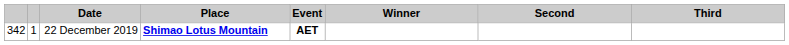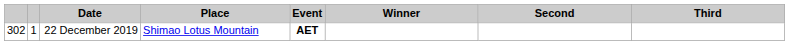(16, 31) 342 -> (16, 31) 302
(205, 31) bold -> (201, 31) normal
